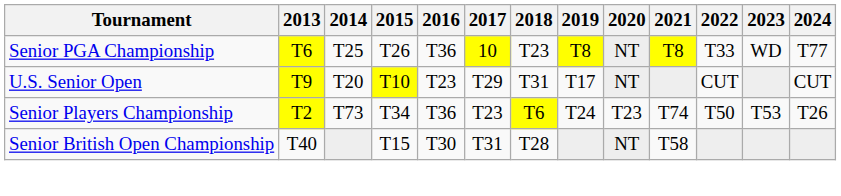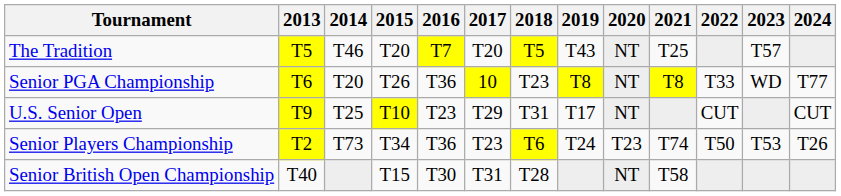+ row: (61, 51)
(348, 51) T25 -> (348, 82) T20
(348, 82) T20 -> (348, 113) T25
